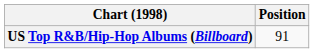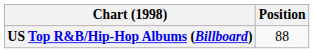(282, 36) 91 -> (282, 36) 88
